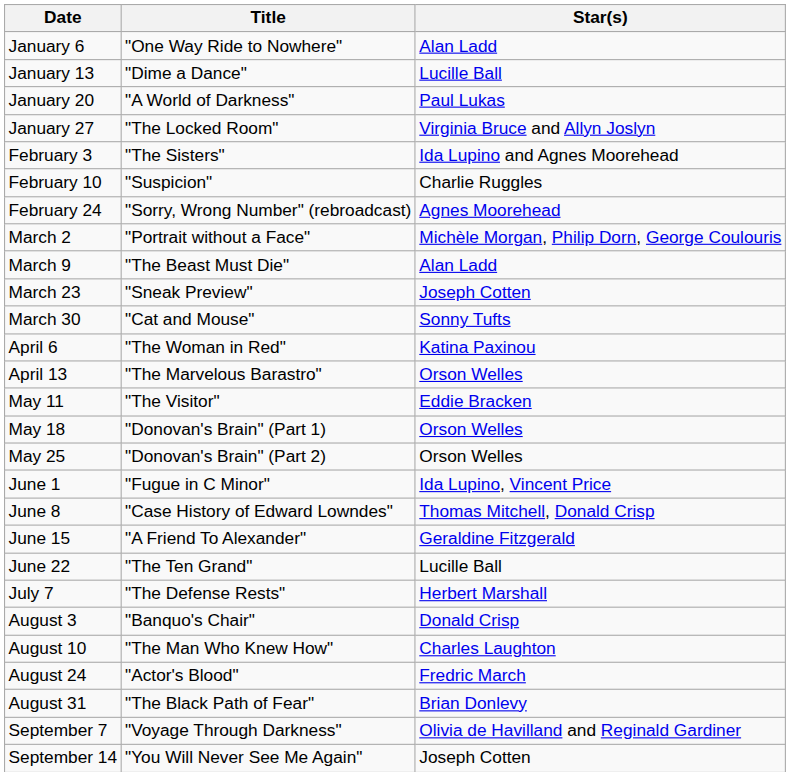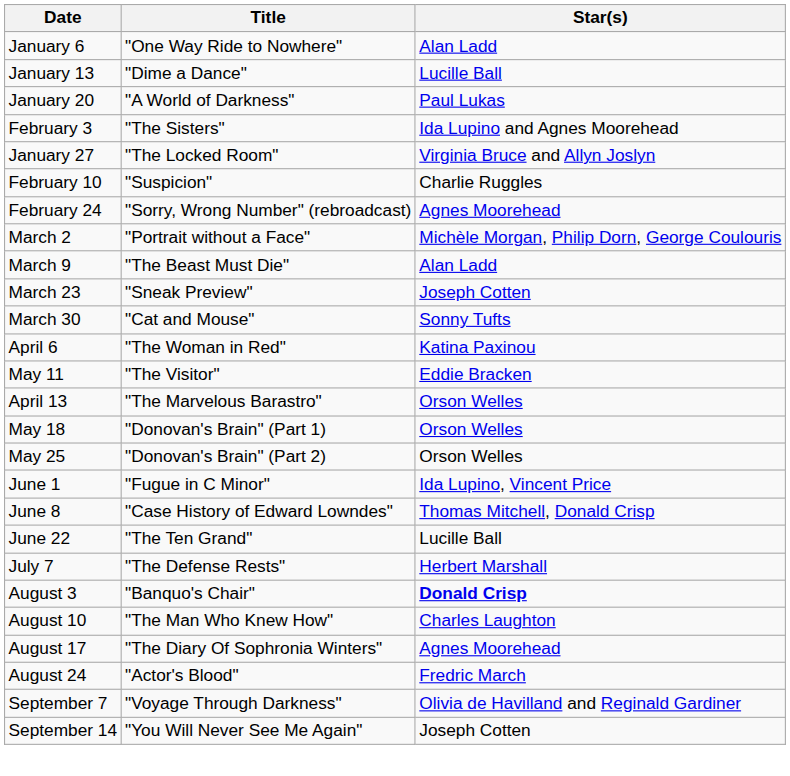rows swapped: (51, 127) <-> (50, 155)
rows swapped: (38, 374) <-> (36, 401)
- row: (39, 538)
(469, 621) normal -> (473, 593) bold
+ row: (47, 648)
- row: (47, 703)
